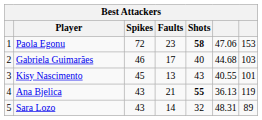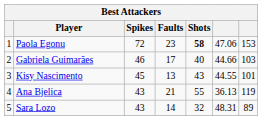(226, 60) 44.68 -> (226, 60) 44.66
(226, 76) 40.55 -> (226, 76) 44.55
(199, 92) bold -> (199, 92) normal
